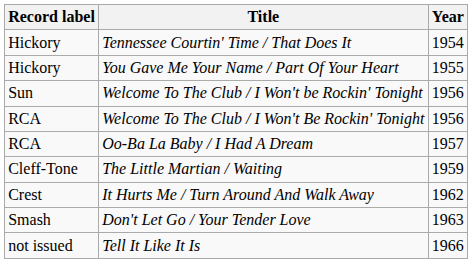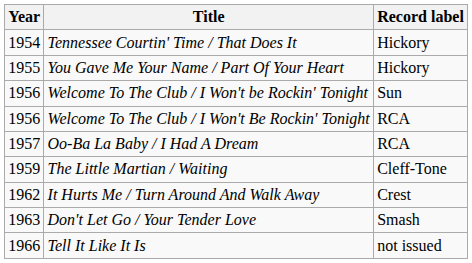columns swapped: (448, 17) <-> (52, 17)
